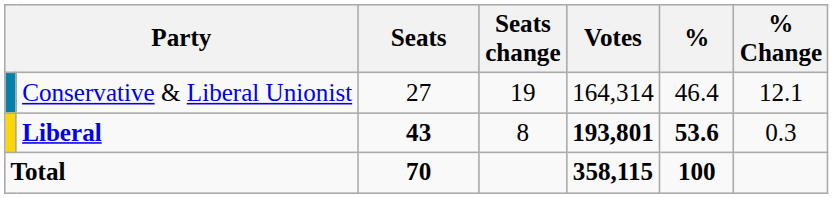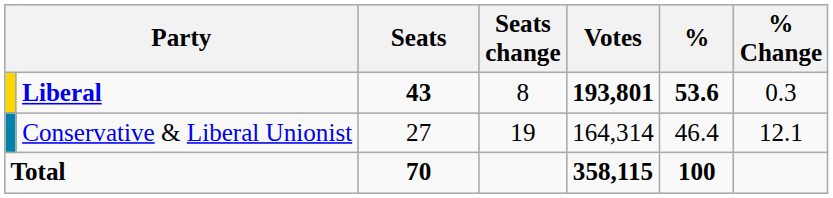rows swapped: (62, 132) <-> (187, 92)
